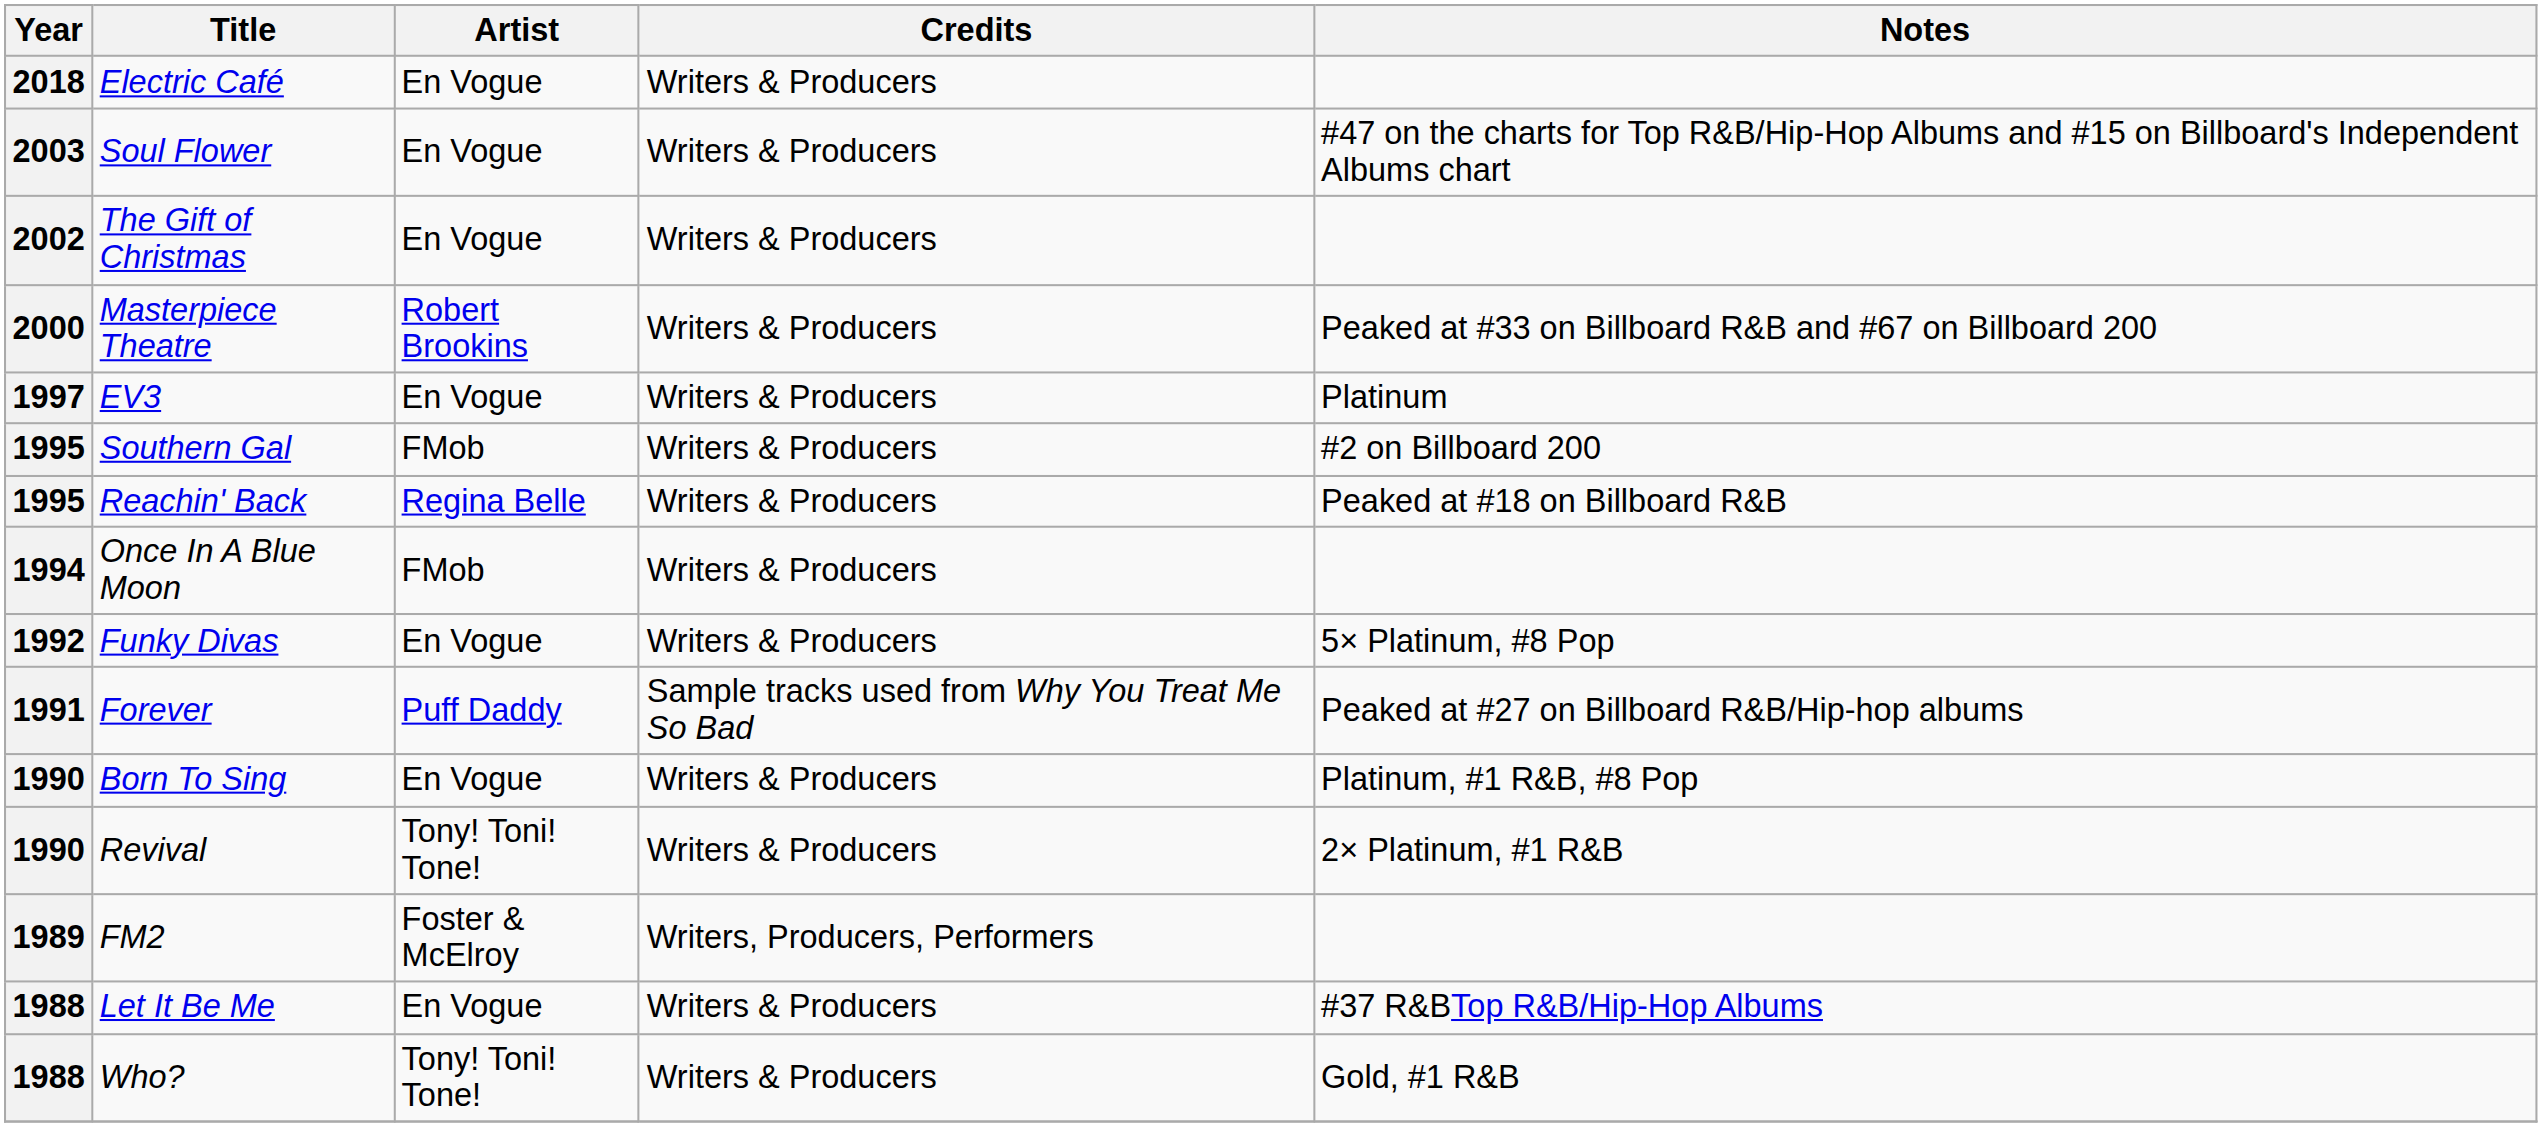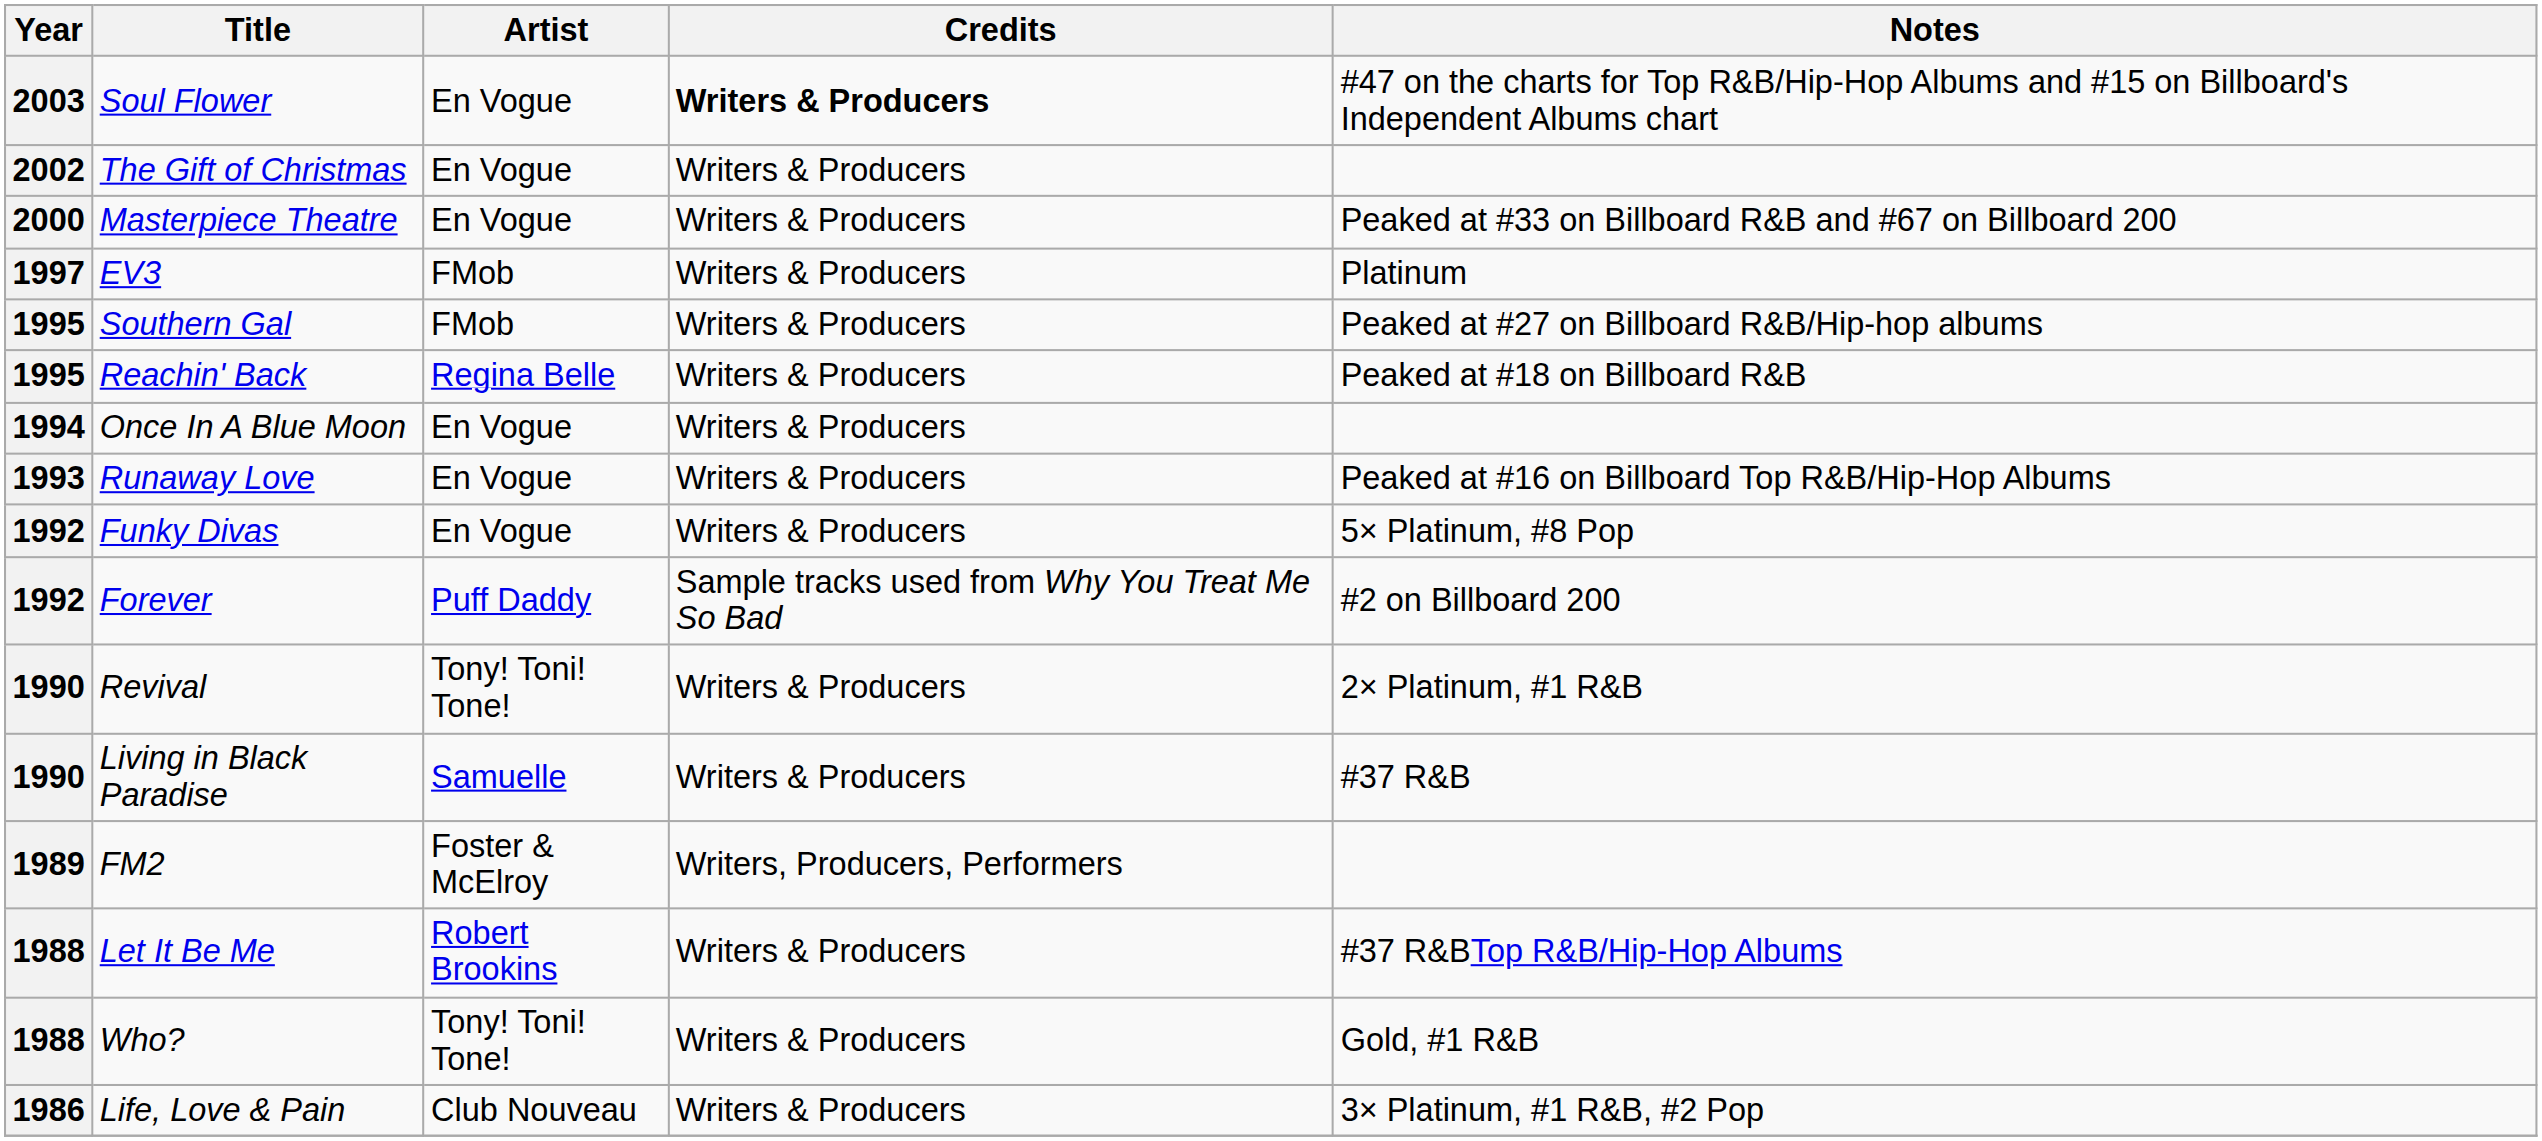- row: (192, 81)
(792, 151) normal -> (833, 100) bold
(465, 327) Robert Brookins -> (502, 221) En Vogue
(472, 397) En Vogue -> (473, 272) FMob
(1461, 448) #2 on Billboard 200 -> (1692, 324) Peaked at #27 on Billboard R&B/Hip-hop albums
(443, 570) FMob -> (502, 427) En Vogue
+ row: (207, 478)
(49, 709) 1991 -> (49, 600) 1992
(1672, 709) Peaked at #27 on Billboard R&B/Hip-hop albums -> (1481, 600) #2 on Billboard 200
- row: (193, 779)
+ row: (204, 776)
(472, 1007) En Vogue -> (494, 952) Robert Brookins
+ row: (223, 1110)
